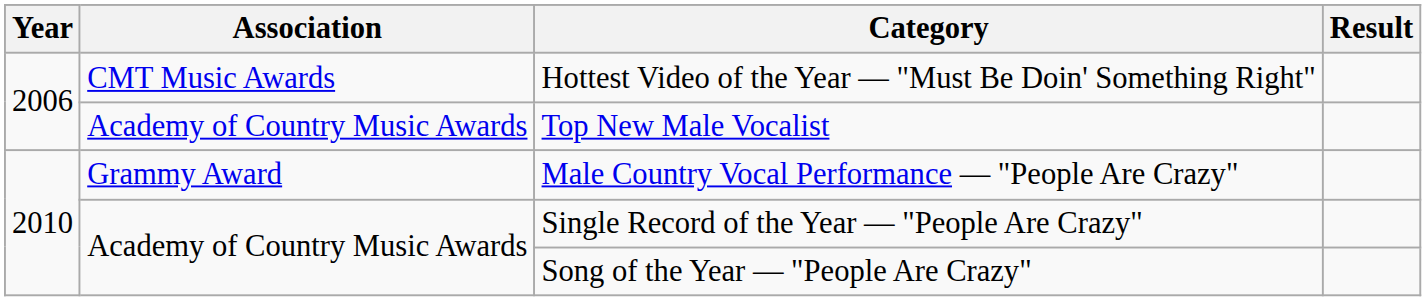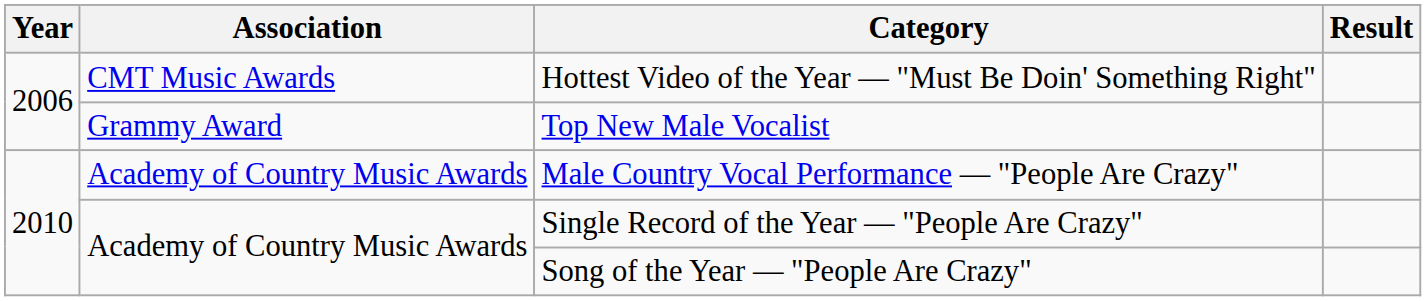(307, 125) Academy of Country Music Awards -> (185, 125) Grammy Award
(185, 174) Grammy Award -> (307, 174) Academy of Country Music Awards
